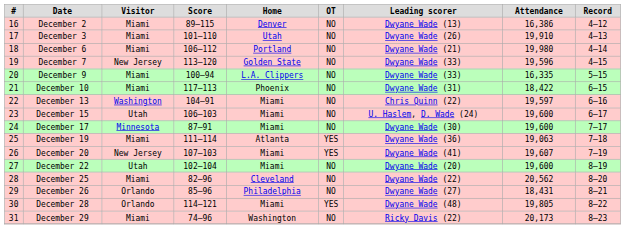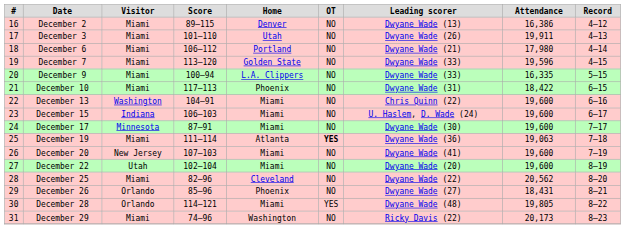(539, 37) 19,910 -> (539, 37) 19,911
(539, 50) 19,980 -> (539, 50) 17,980
(138, 62) New Jersey -> (138, 62) Miami
(539, 101) 19,597 -> (539, 101) 19,600
(138, 114) Utah -> (138, 114) Indiana
(331, 140) normal -> (331, 140) bold
(331, 153) YES -> (331, 153) NO
(539, 153) 19,607 -> (539, 153) 19,600
(272, 192) Philadelphia -> (272, 192) Phoenix
